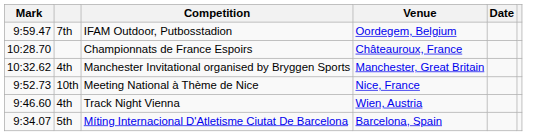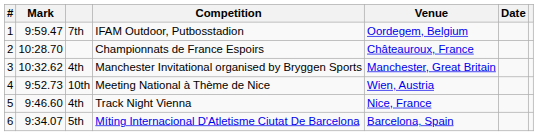+ column: (10, 13)
(388, 85) Nice, France -> (401, 85) Wien, Austria
(389, 103) Wien, Austria -> (399, 103) Nice, France
